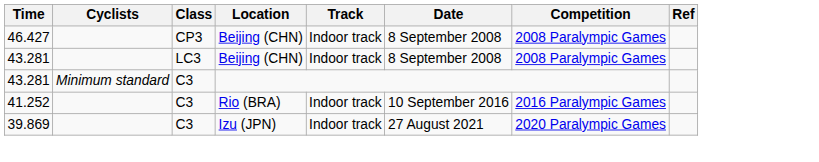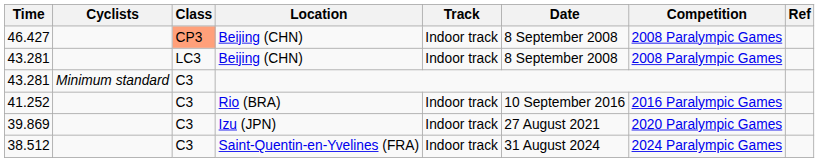(189, 37) no background -> (189, 37) lightsalmon background
+ row: (29, 146)
